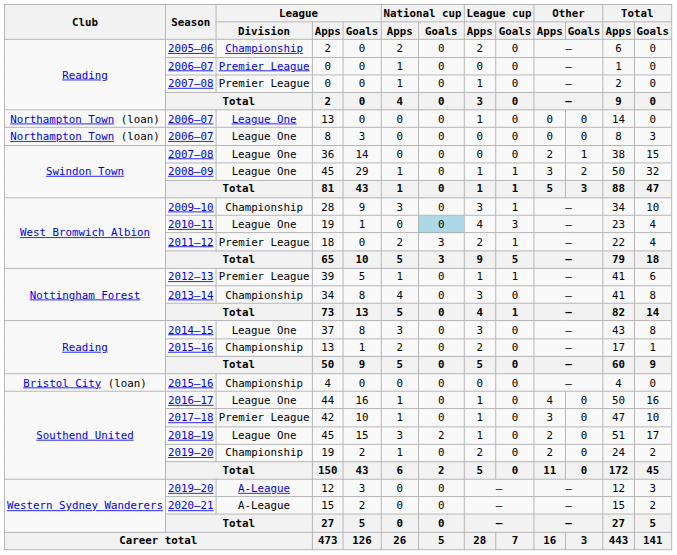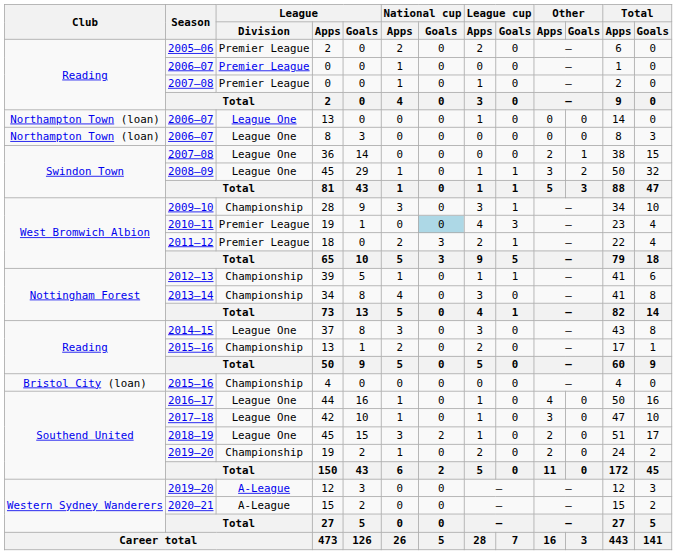(264, 48) Championship -> (264, 48) Premier League
(264, 224) League One -> (264, 224) Premier League
(264, 277) Premier League -> (264, 277) Championship
(264, 418) Premier League -> (264, 418) League One
